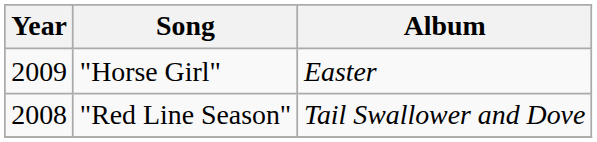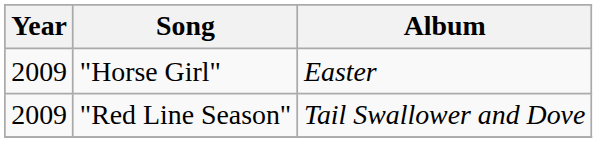(39, 114) 2008 -> (39, 114) 2009
